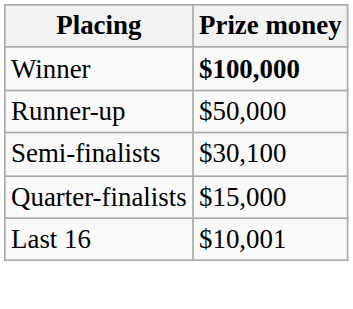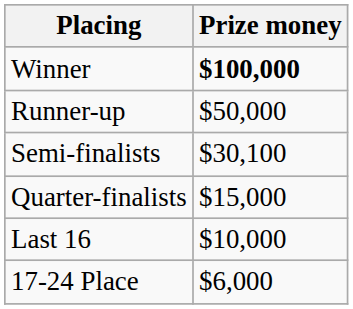(243, 238) $10,001 -> (243, 238) $10,000
+ row: (75, 281)
